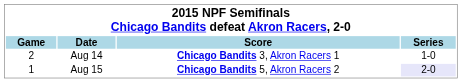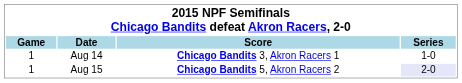(31, 56) 2 -> (31, 56) 1
